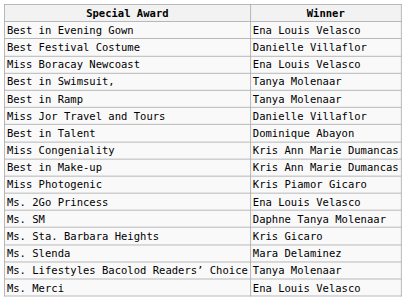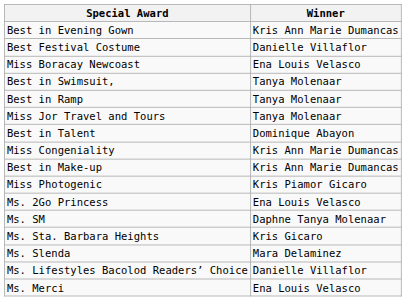(307, 30) Ena Louis Velasco -> (326, 30) Kris Ann Marie Dumancas
(310, 116) Danielle Villaflor -> (297, 116) Tanya Molenaar
(297, 270) Tanya Molenaar -> (310, 270) Danielle Villaflor
